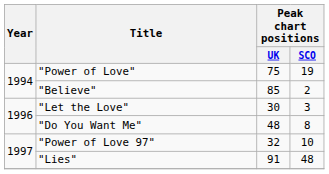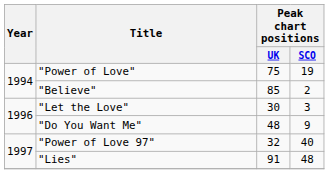(307, 125) 8 -> (307, 125) 9
(307, 142) 10 -> (307, 142) 40
